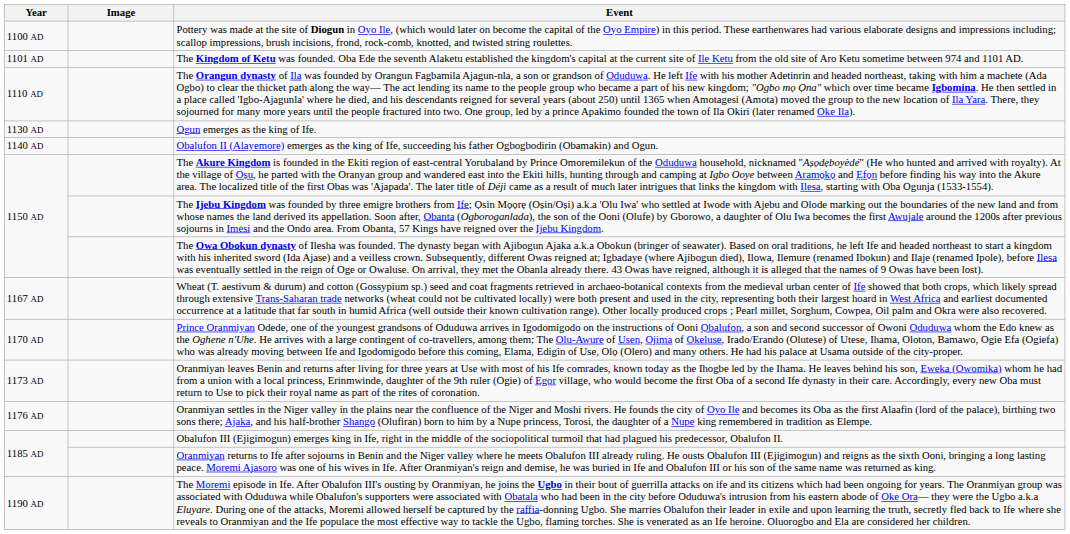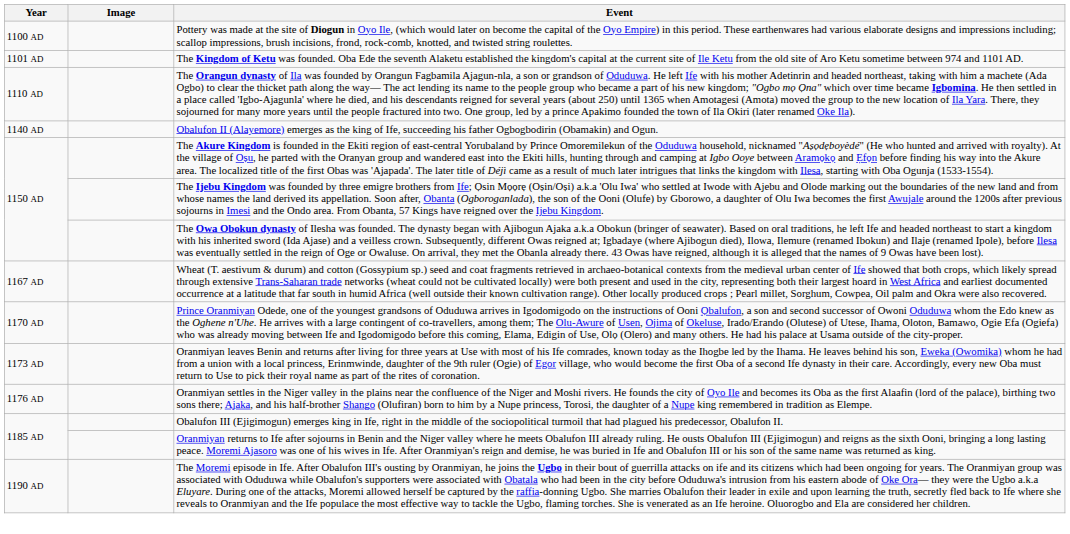- row: (247, 129)
